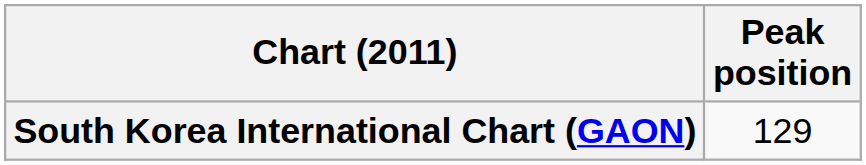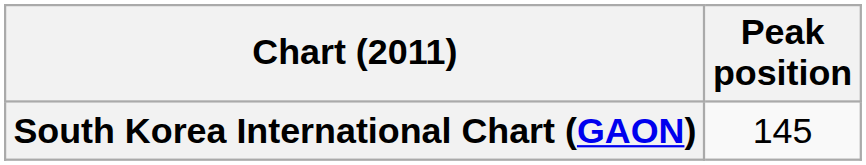(783, 130) 129 -> (783, 130) 145
